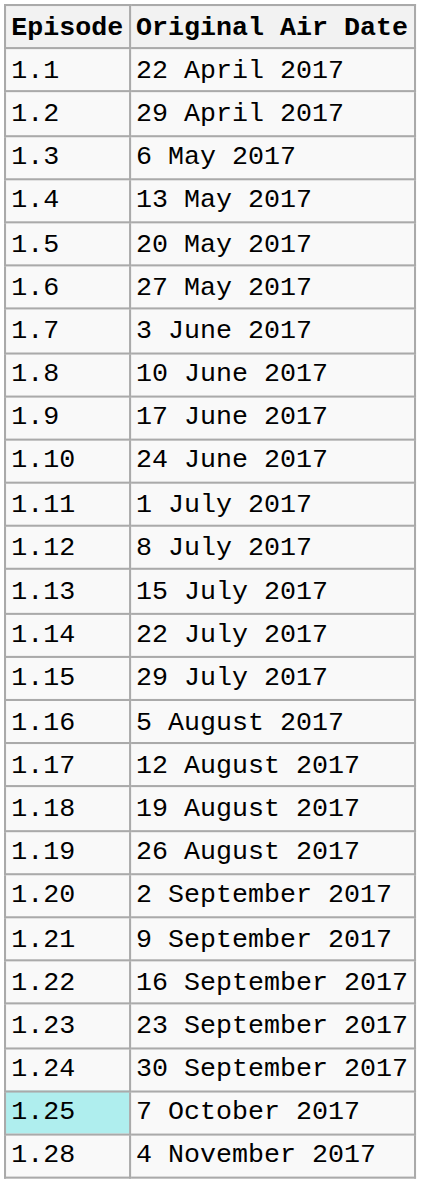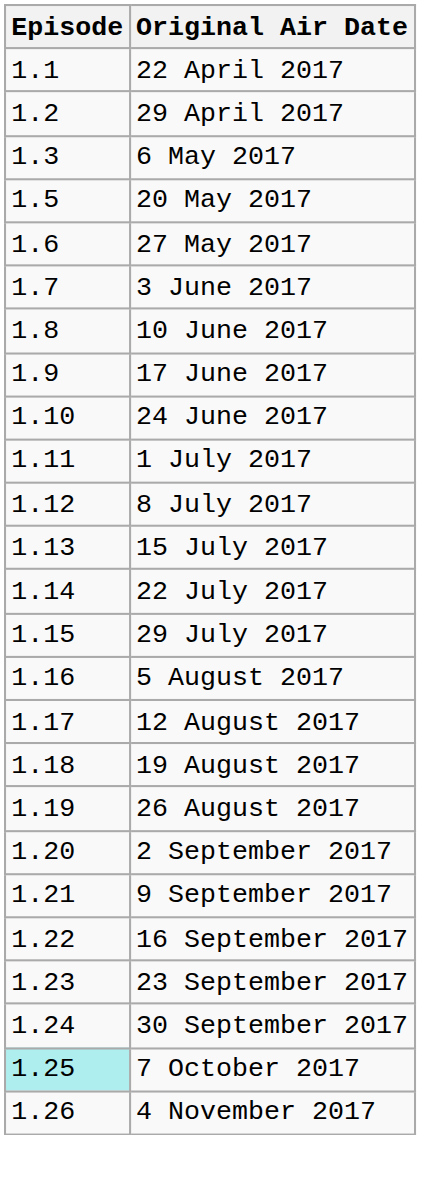- row: (224, 200)
(43, 1156) 1.28 -> (43, 1113) 1.26
